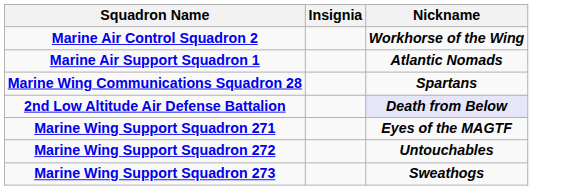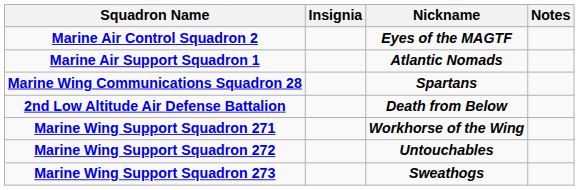+ column: (551, 15)
(447, 38) Workhorse of the Wing -> (447, 38) Eyes of the MAGTF
(447, 106) lavender background -> (447, 106) no background
(447, 128) Eyes of the MAGTF -> (447, 128) Workhorse of the Wing
